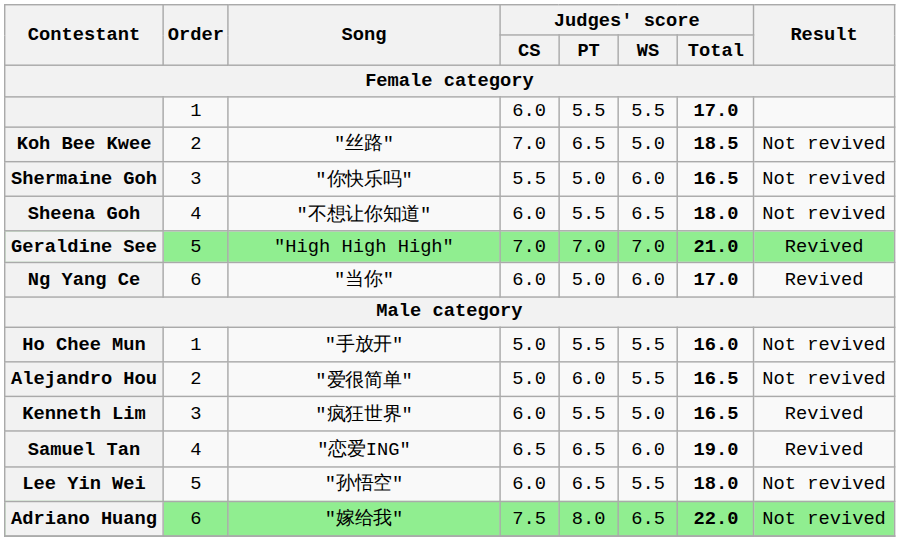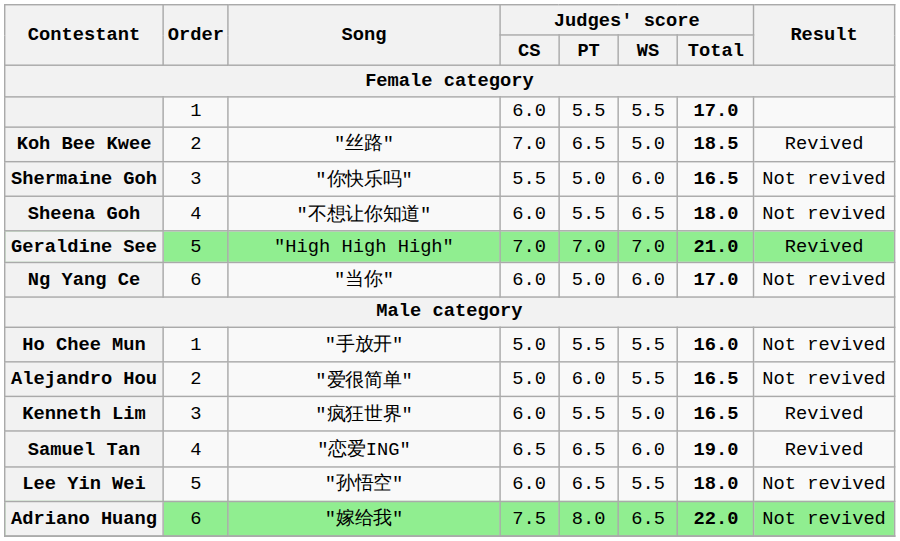(824, 144) Not revived -> (824, 144) Revived
(824, 279) Revived -> (824, 279) Not revived
